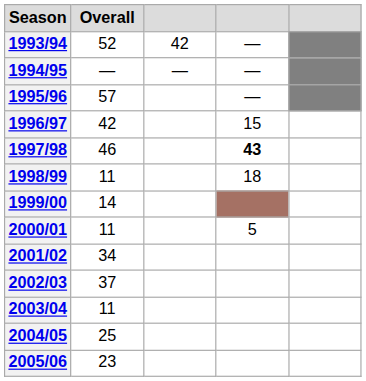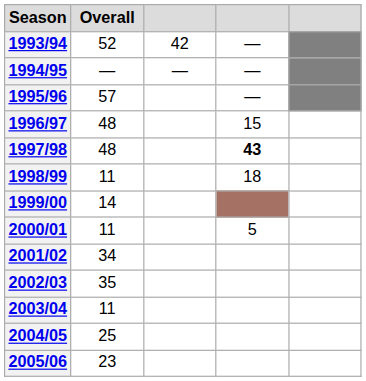(107, 123) 42 -> (107, 123) 48
(107, 150) 46 -> (107, 150) 48
(107, 283) 37 -> (107, 283) 35
